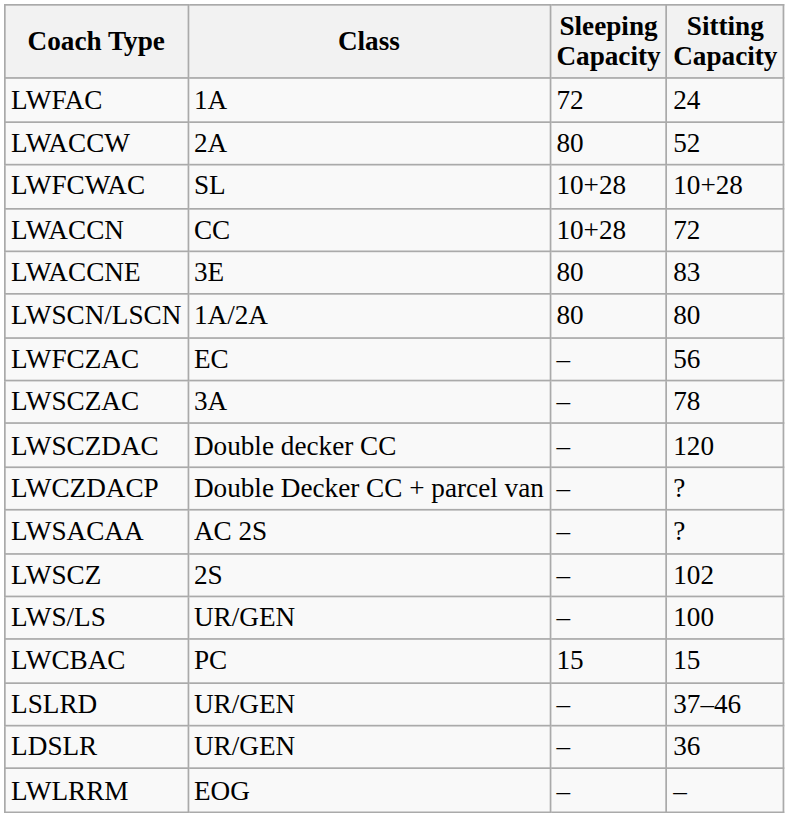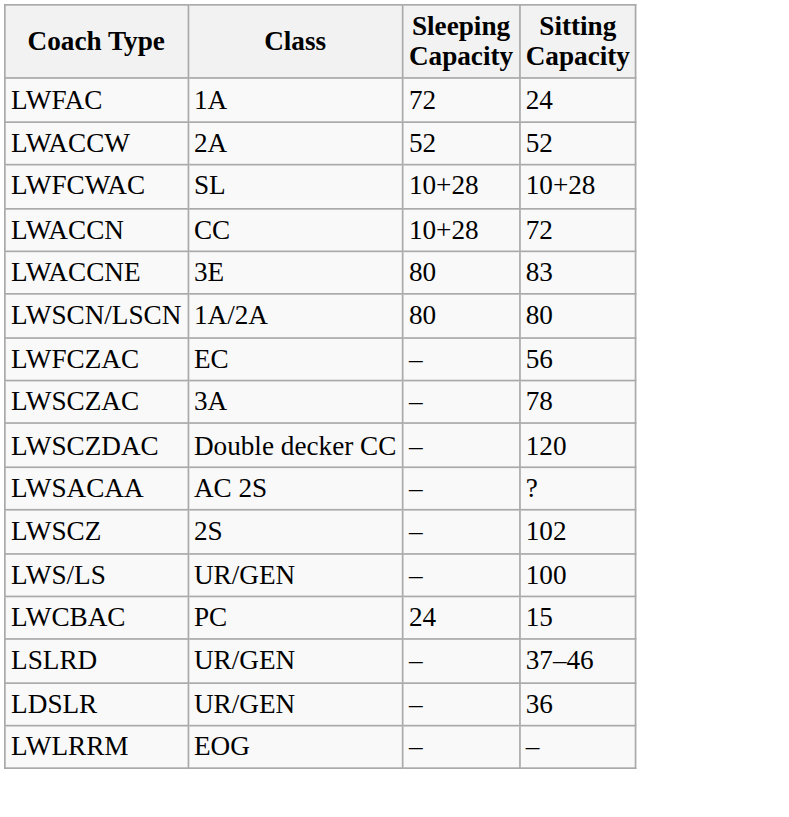(570, 142) 80 -> (422, 142) 52
- row: (85, 488)
(570, 660) 15 -> (422, 617) 24
